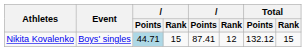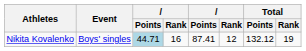(176, 40) 15 -> (176, 40) 16
(288, 40) 15 -> (288, 40) 19
